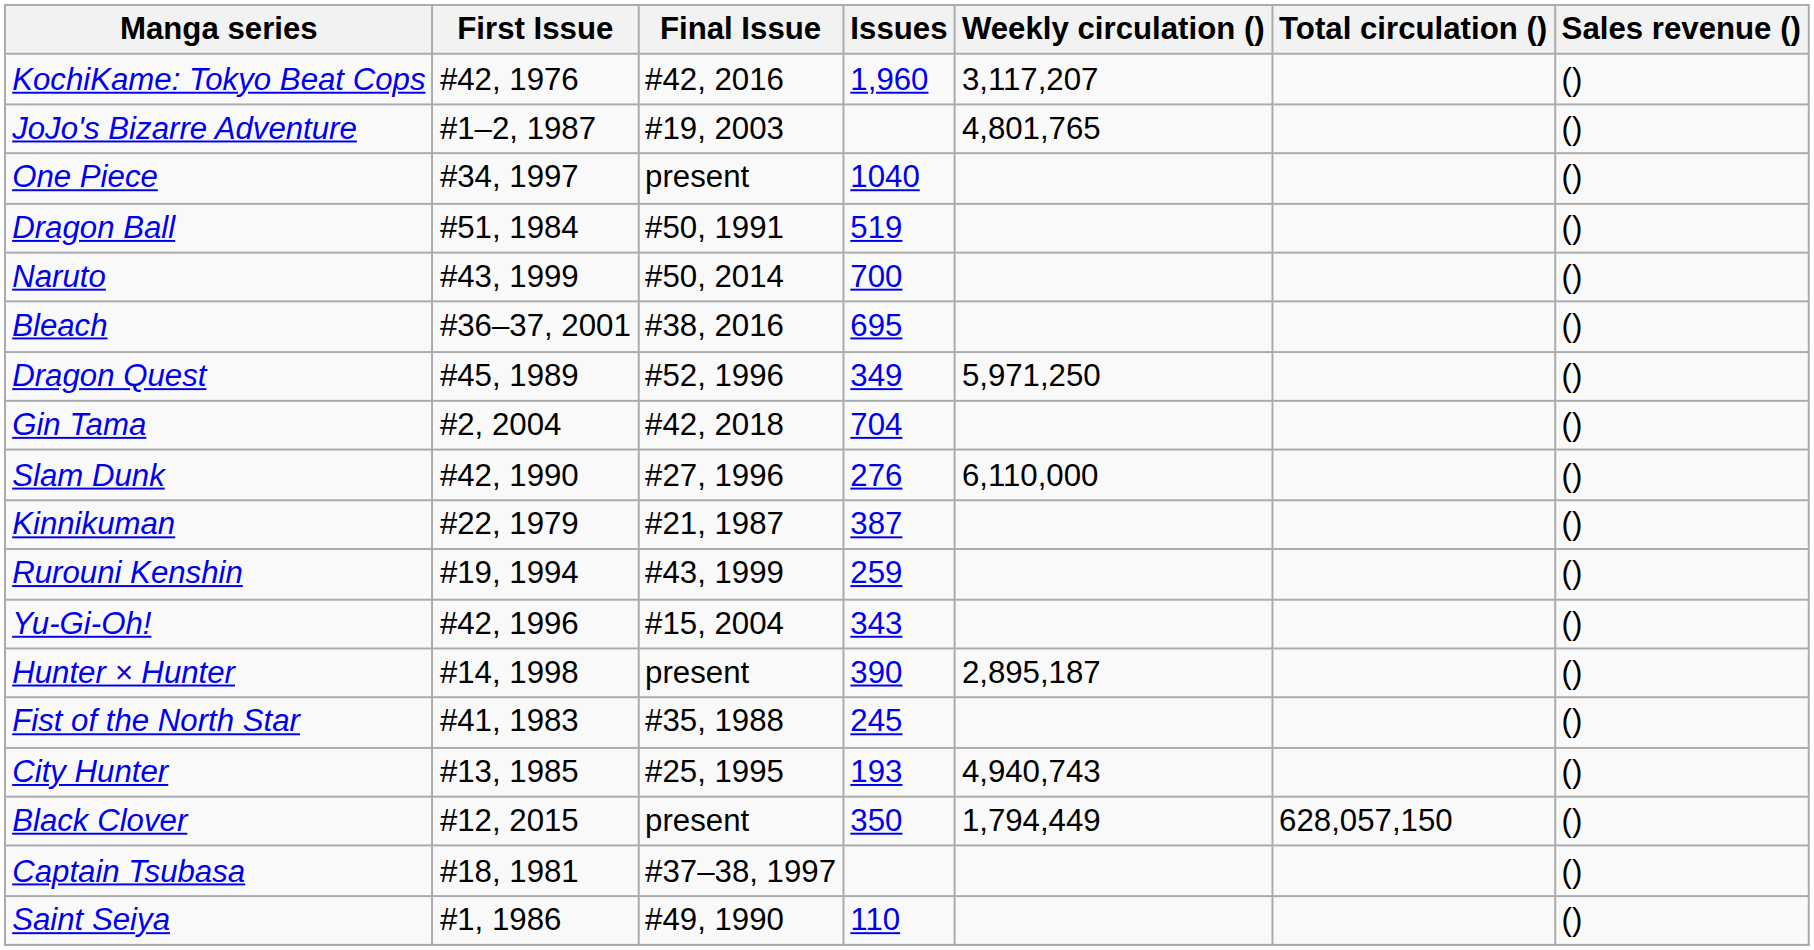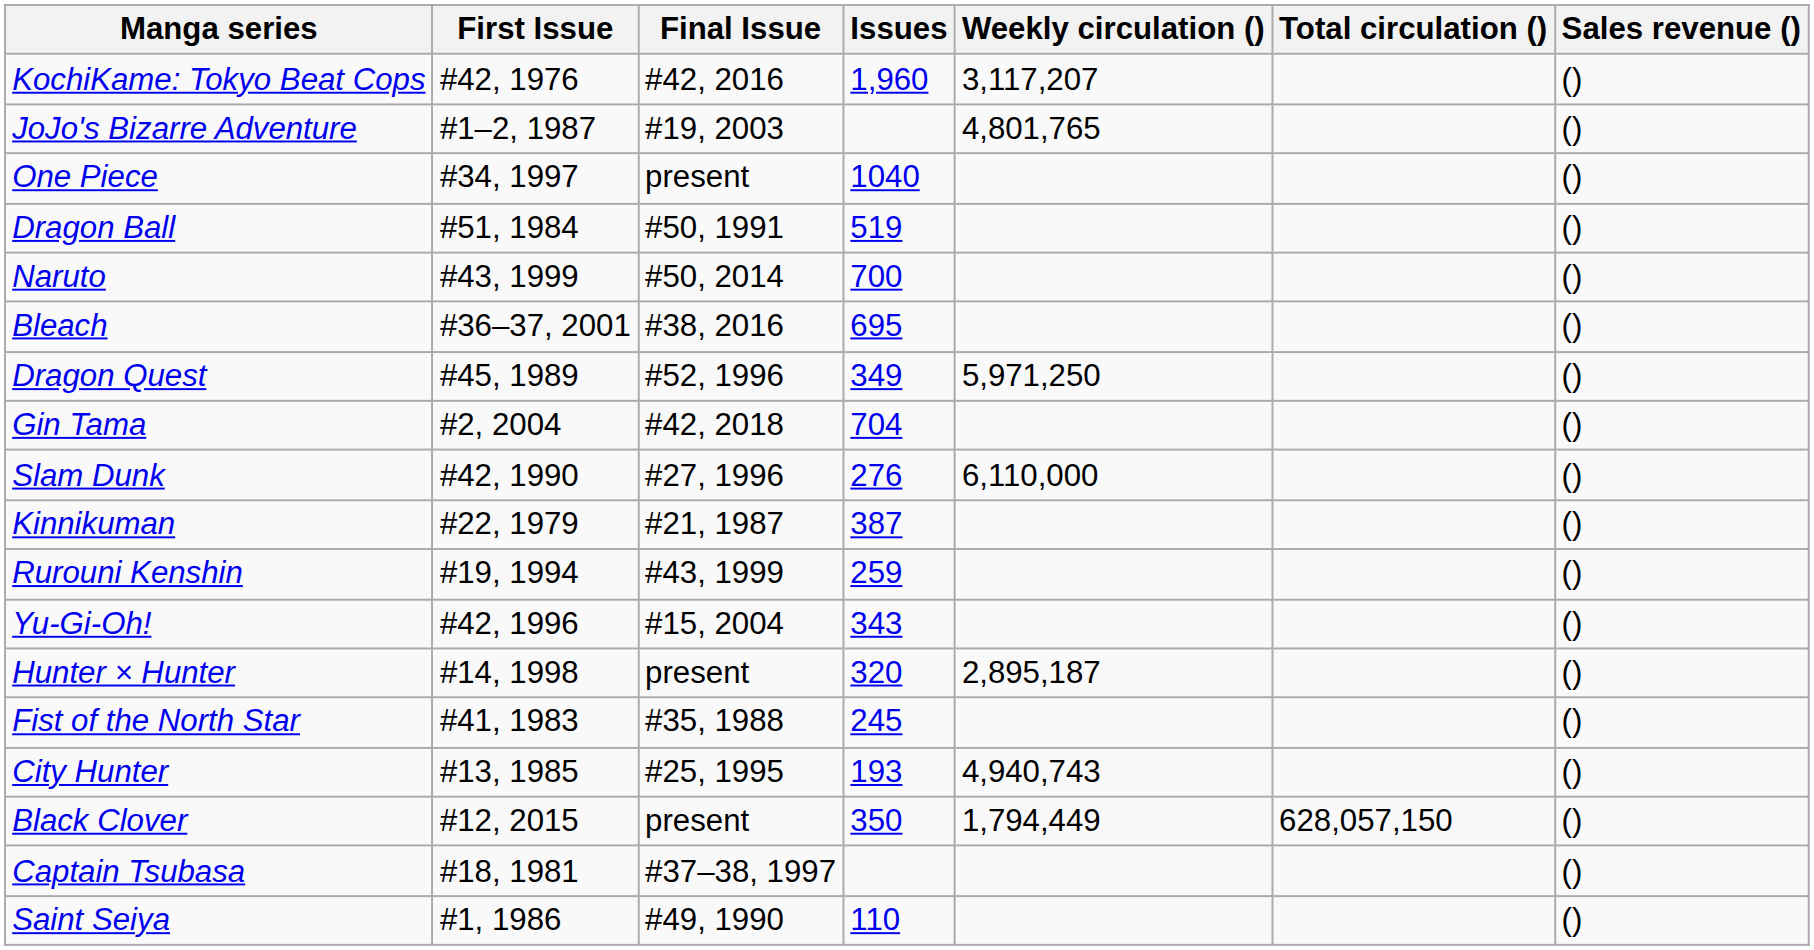(876, 672) 390 -> (876, 672) 320
